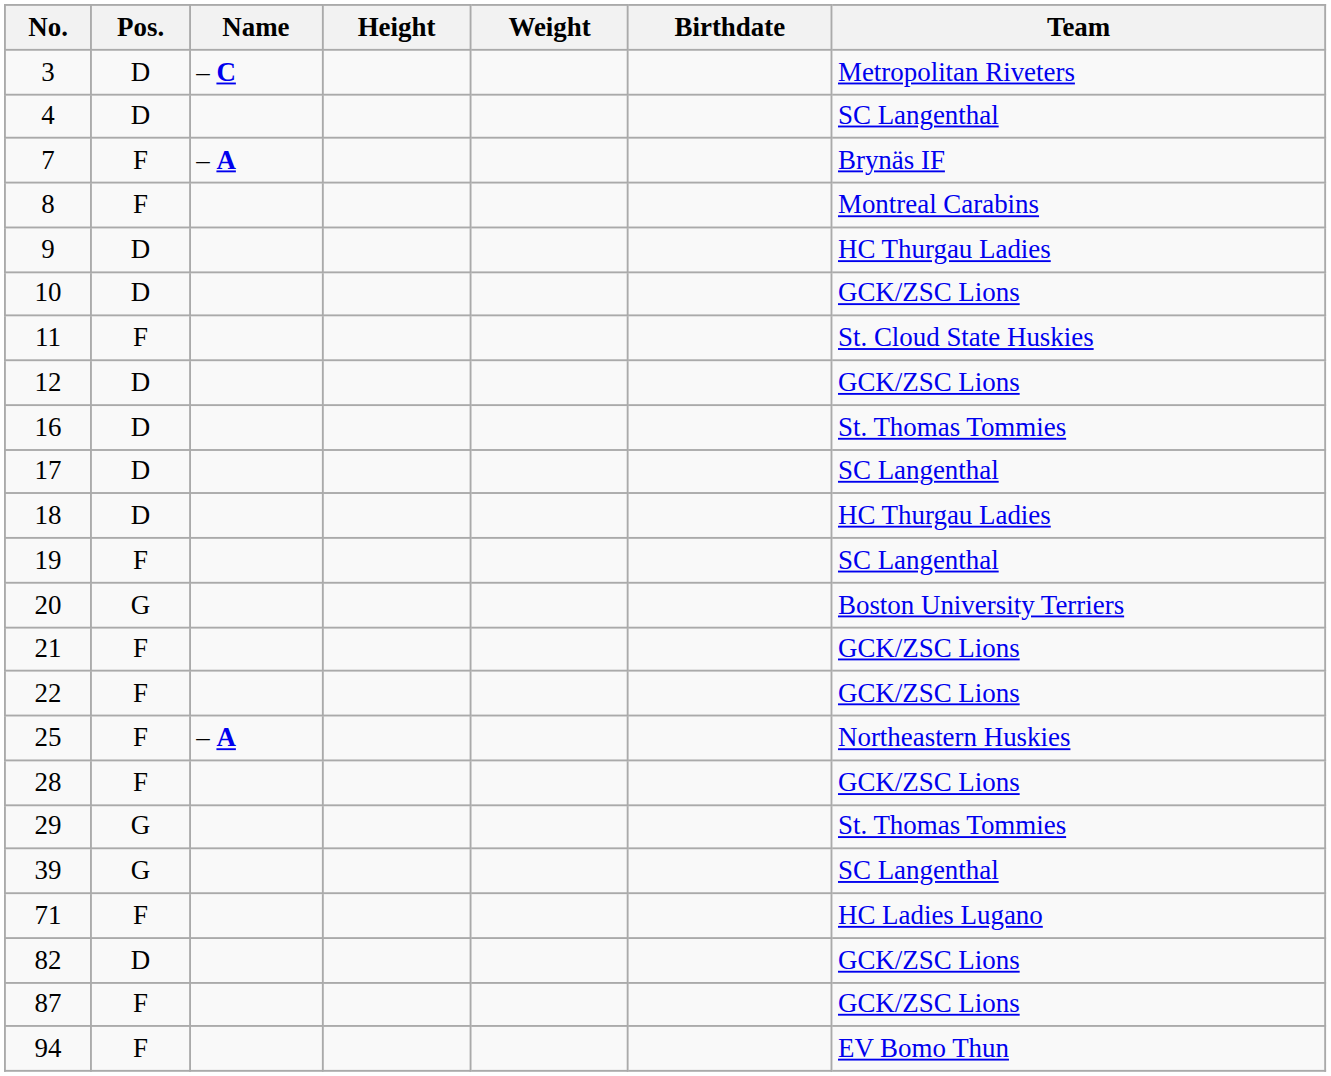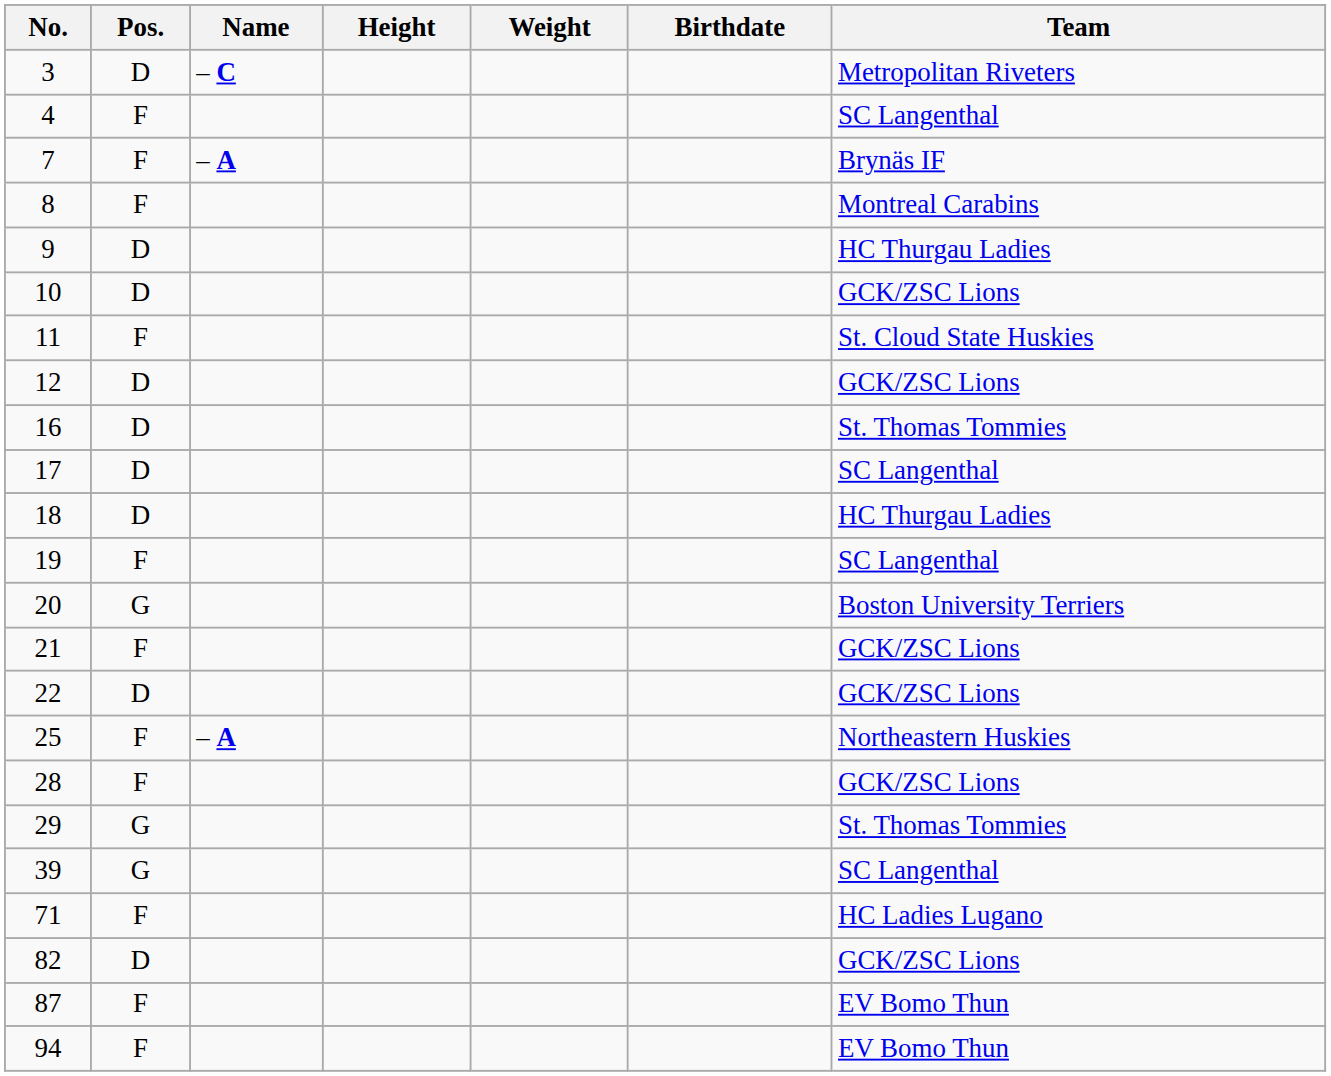(141, 115) D -> (141, 115) F
(141, 693) F -> (141, 693) D
(929, 1004) GCK/ZSC Lions -> (923, 1004) EV Bomo Thun
